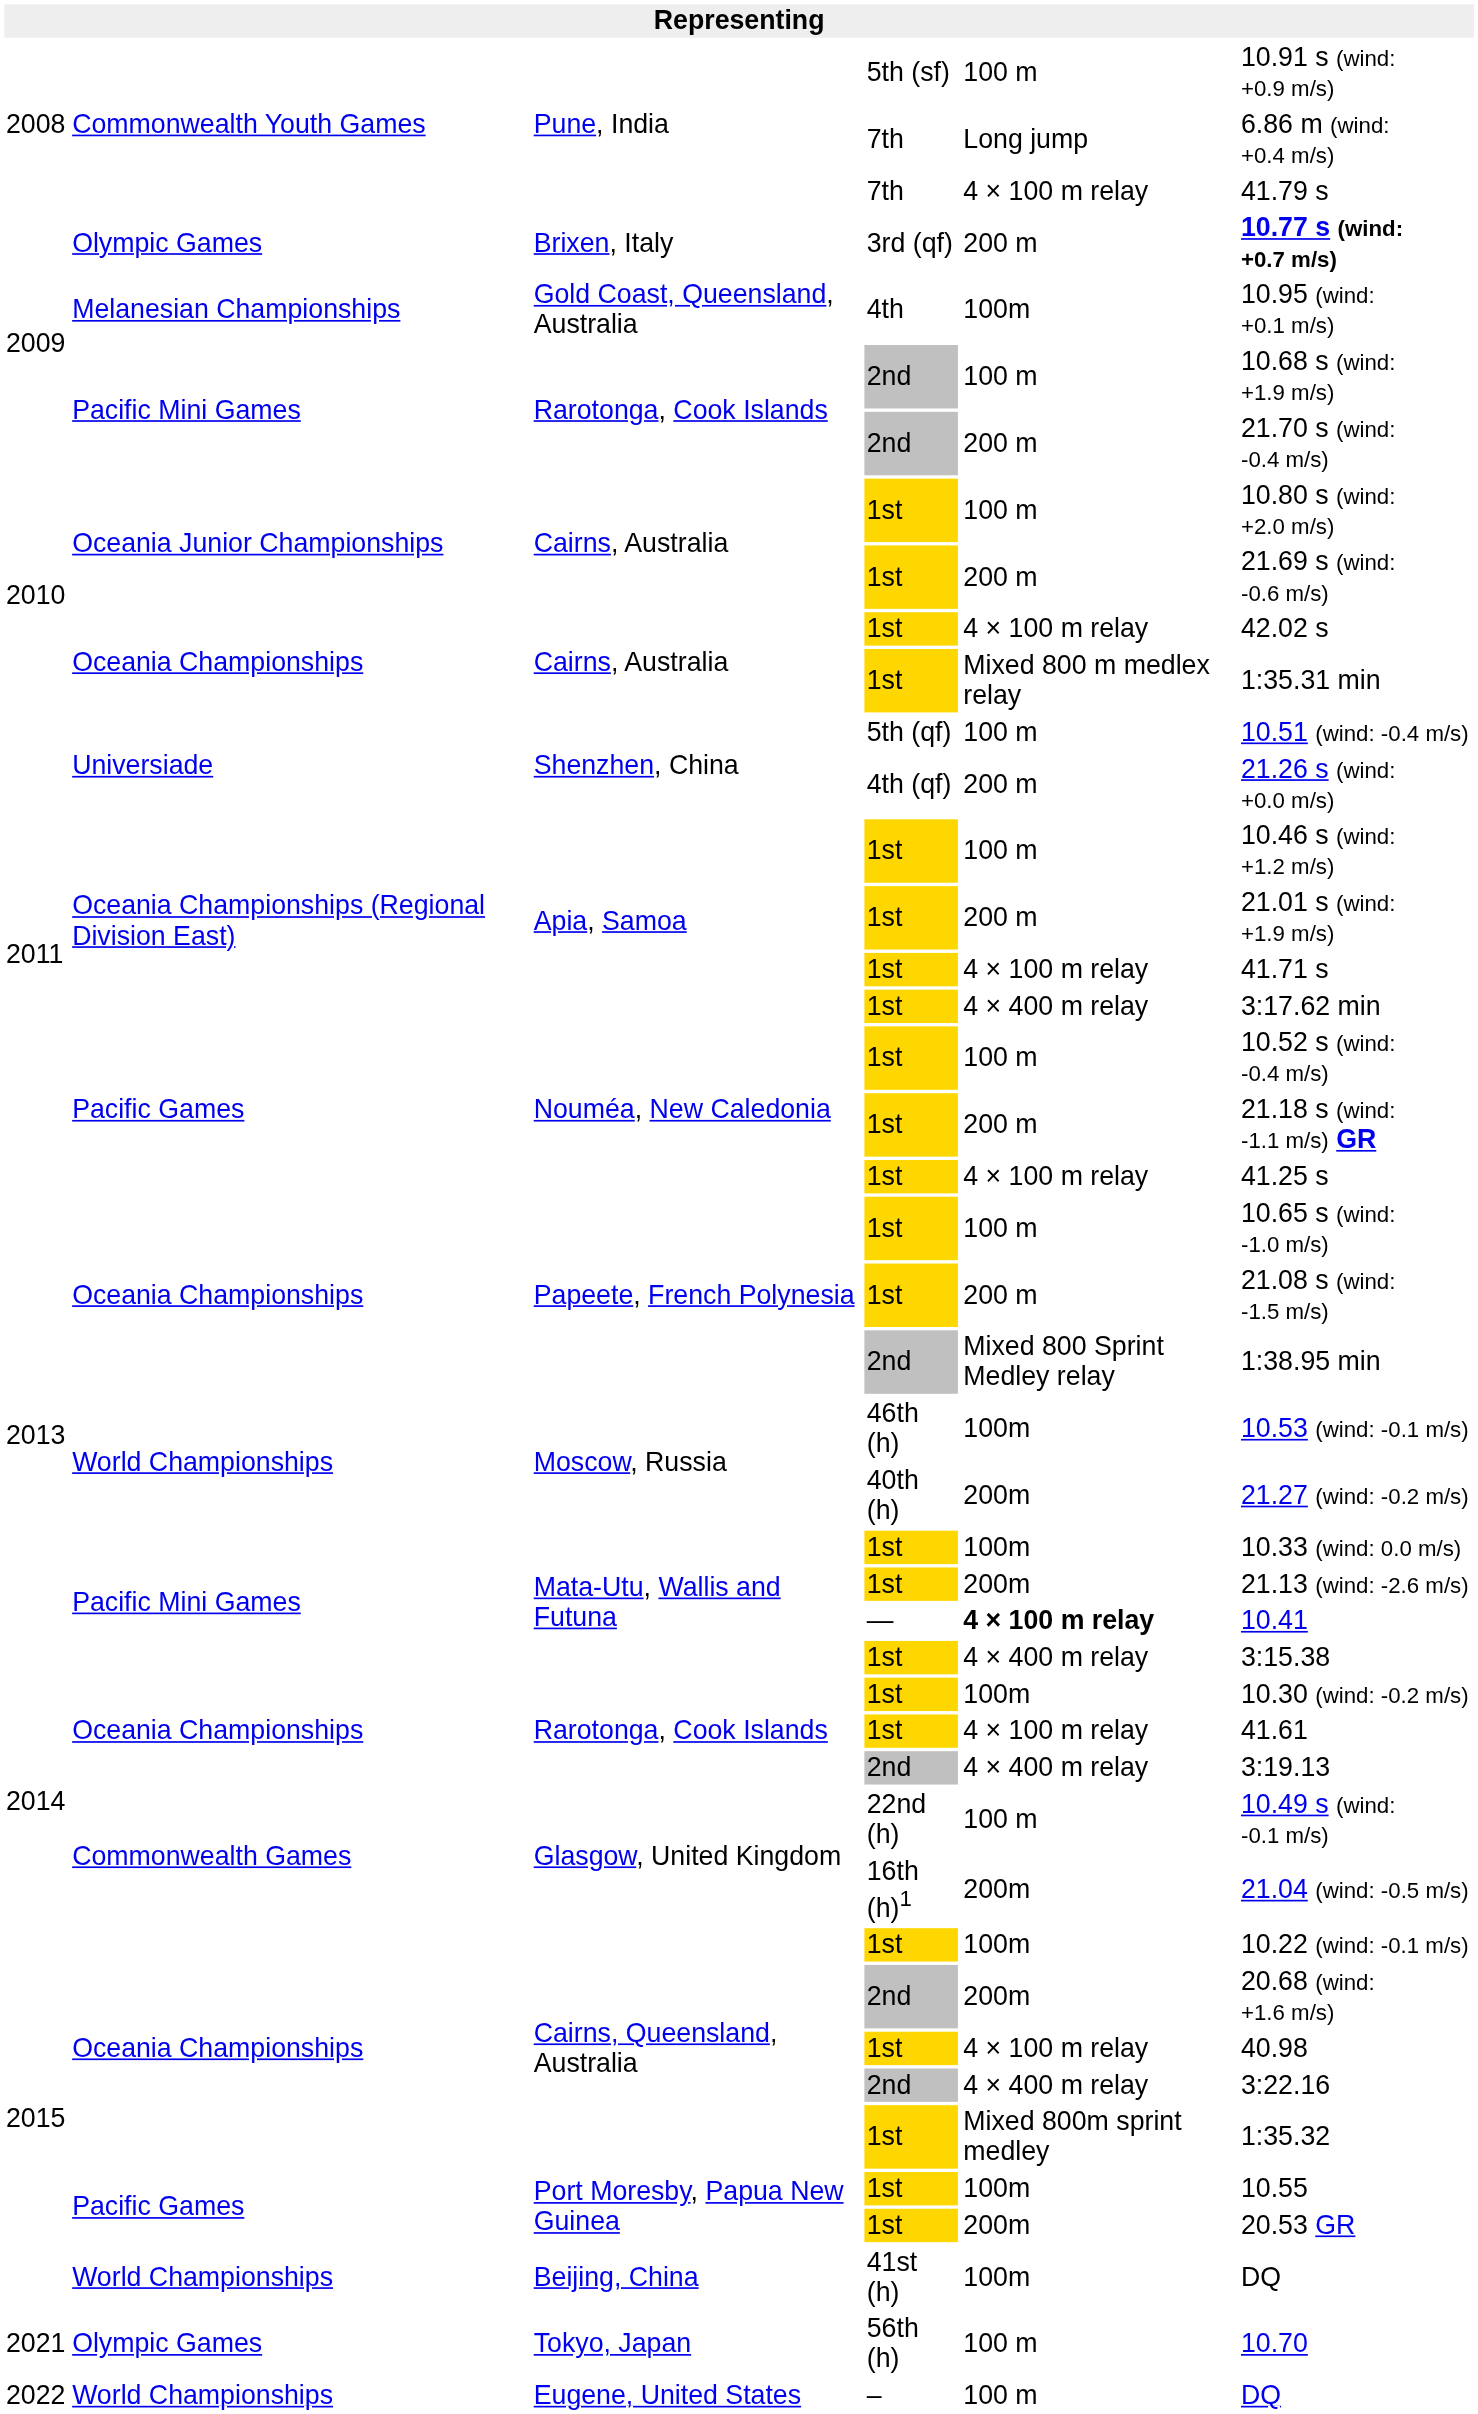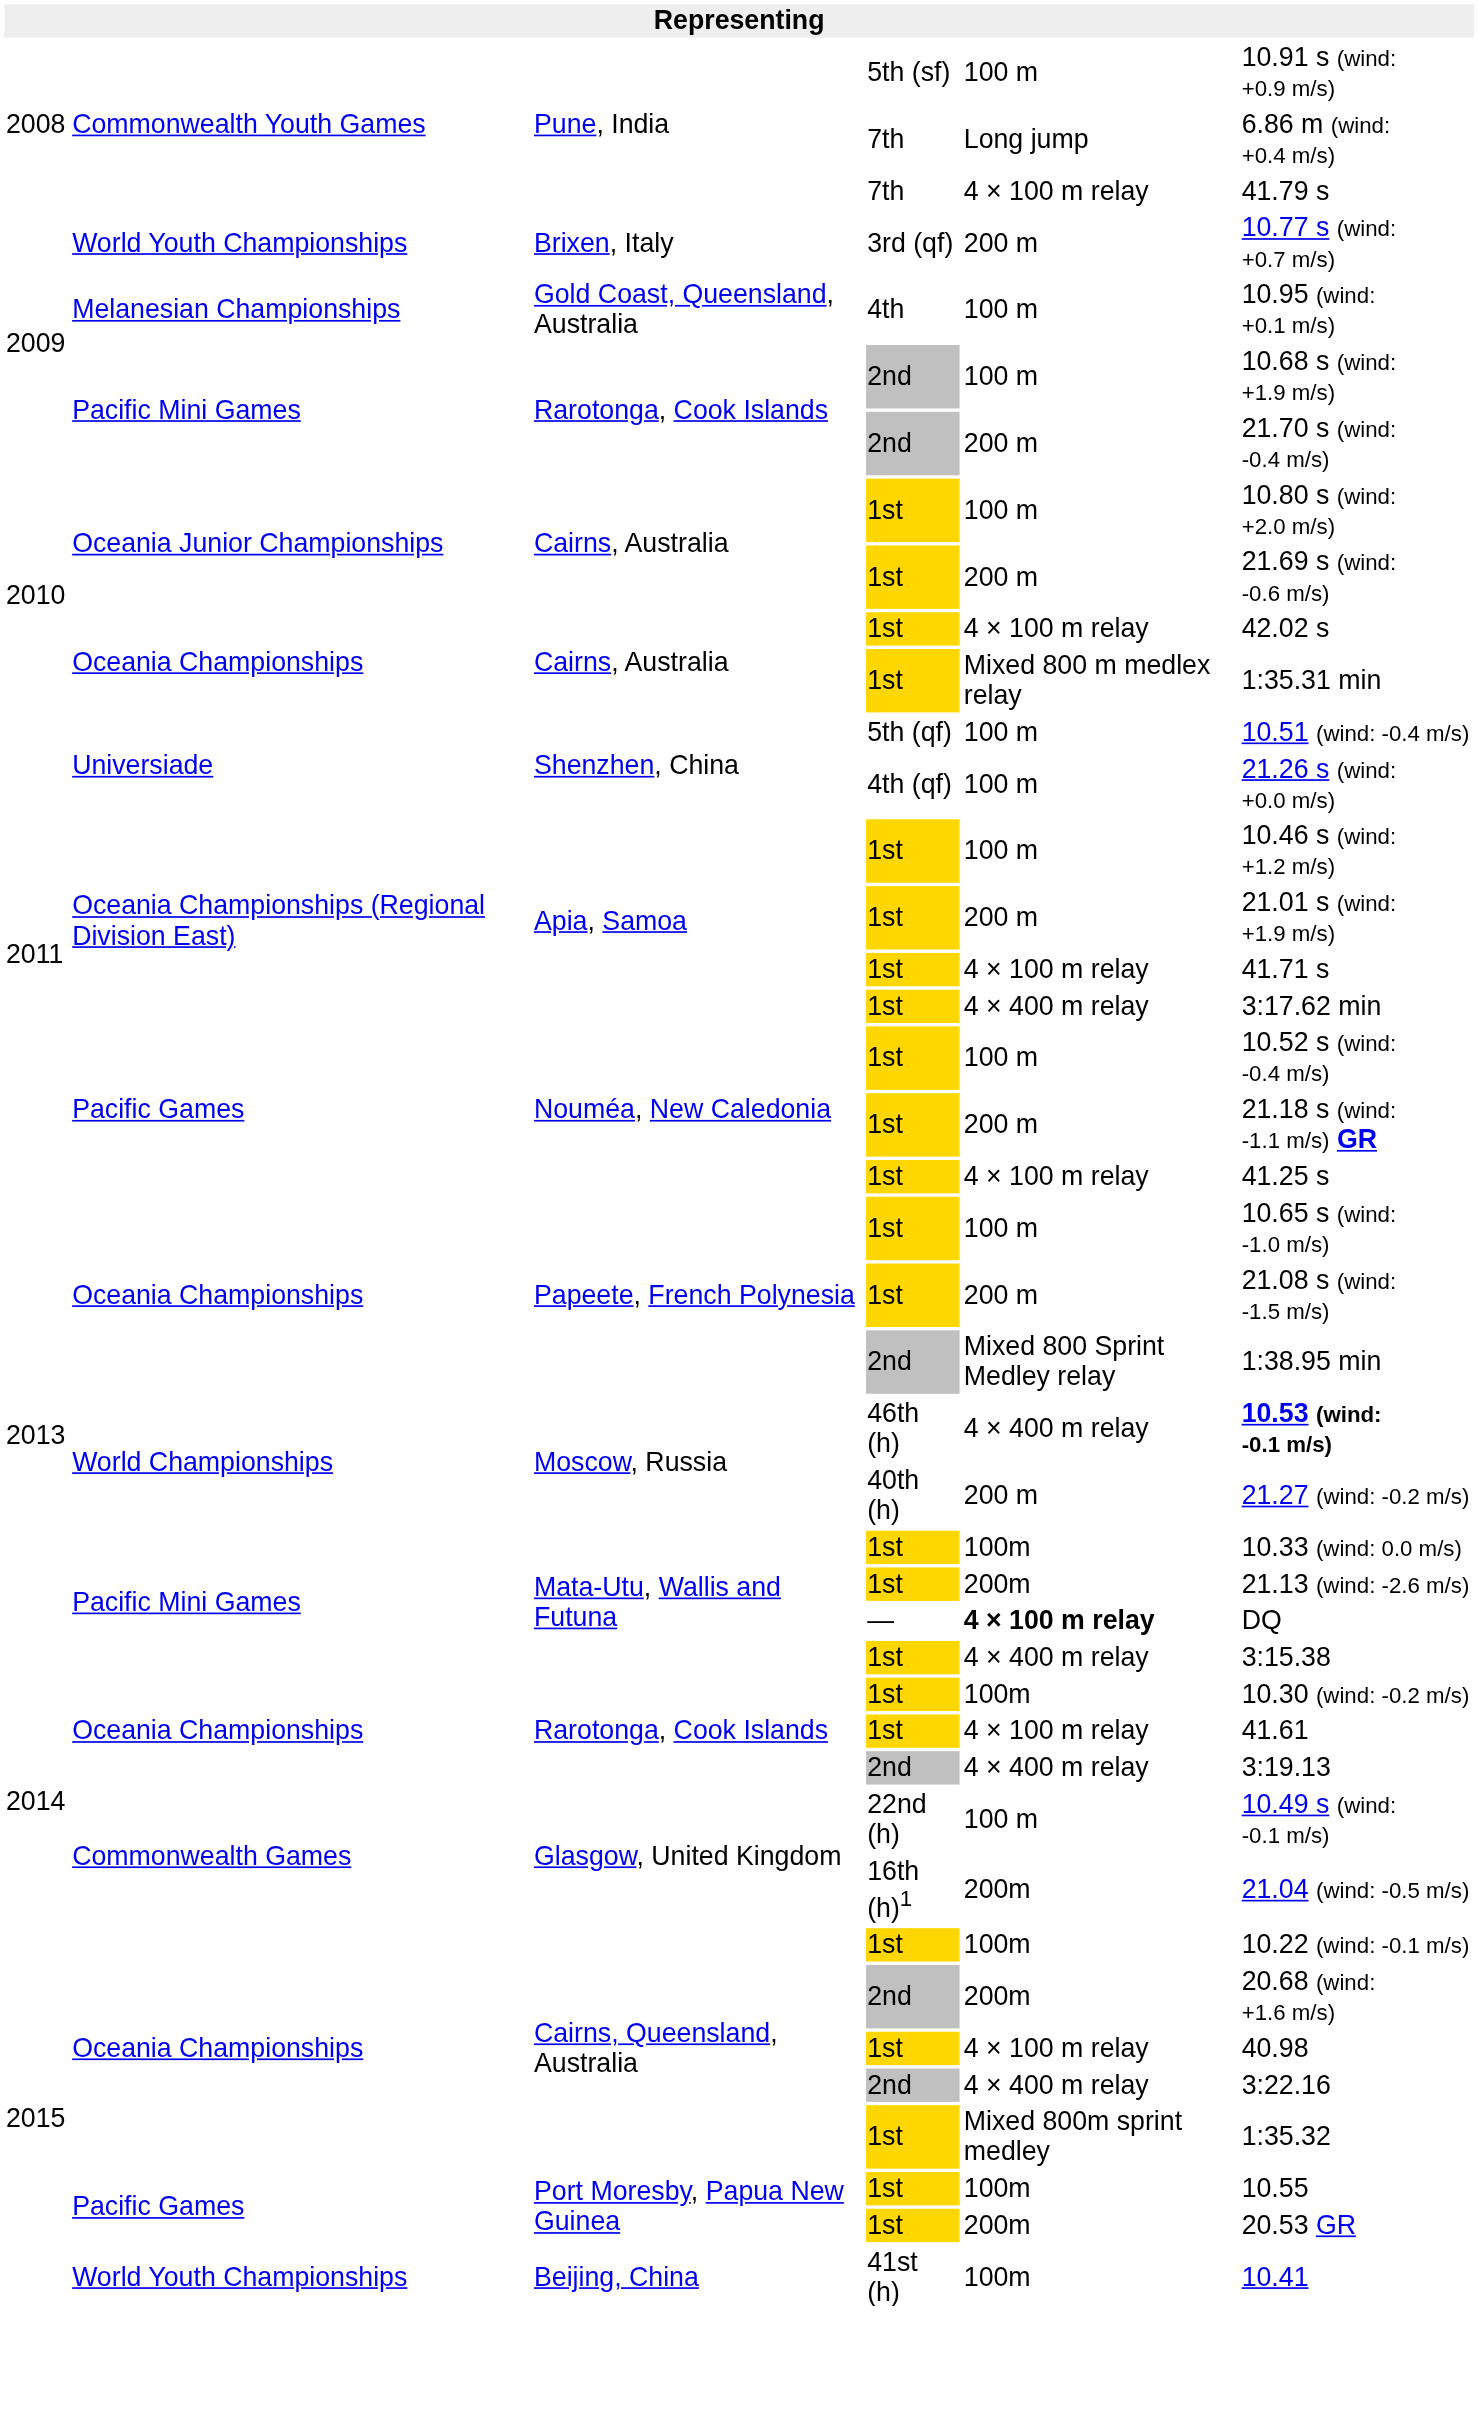(167, 242) Olympic Games -> (240, 242) World Youth Championships
(1322, 242) bold -> (1319, 242) normal
(997, 309) 100m -> (1001, 309) 100 m
(1000, 783) 200 m -> (1001, 783) 100 m
(997, 1428) 100m -> (1056, 1428) 4 × 400 m relay
(1355, 1428) normal -> (1312, 1428) bold
(997, 1495) 200m -> (1001, 1495) 200 m
(1274, 1620) 10.41 -> (1262, 1620) DQ
(203, 2277) World Championships -> (240, 2277) World Youth Championships
(1261, 2277) DQ -> (1275, 2277) 10.41
- row: (612, 2344)
- row: (667, 2395)
